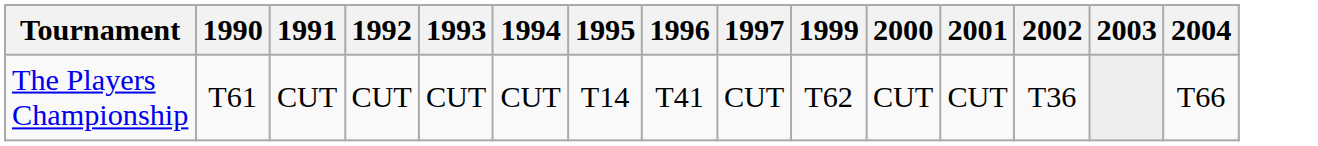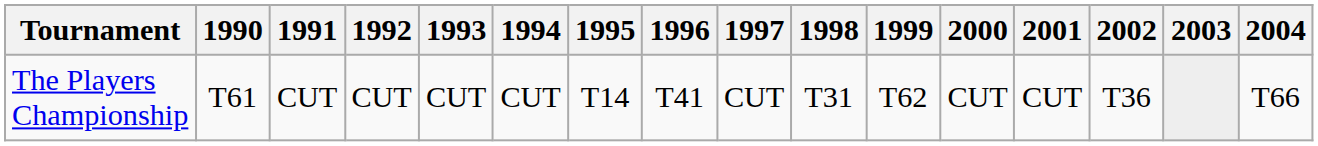+ column: (829, 29)
